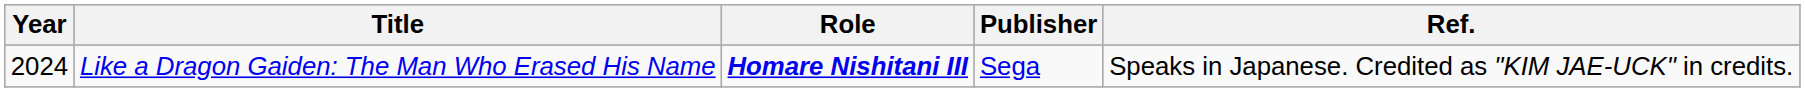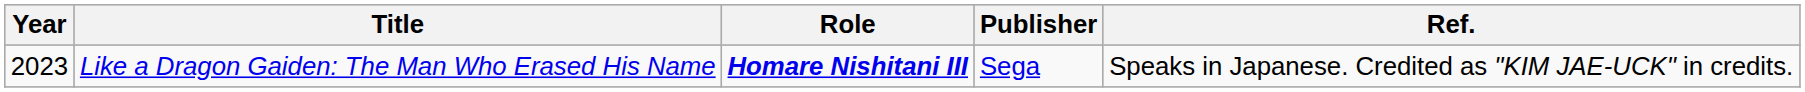(39, 65) 2024 -> (39, 65) 2023
